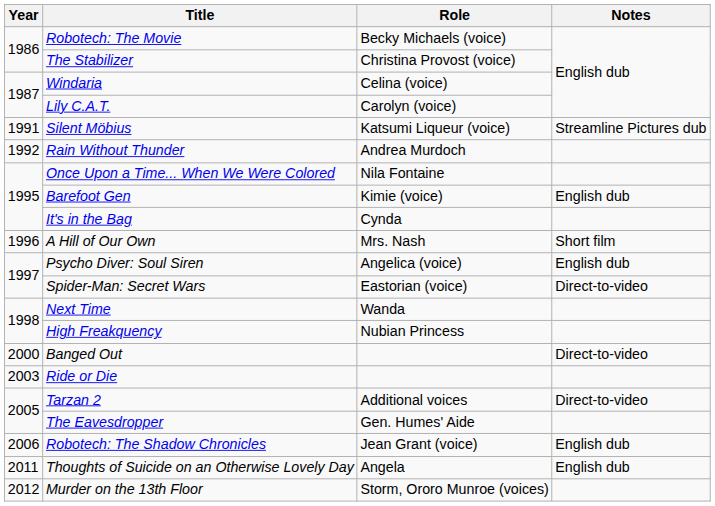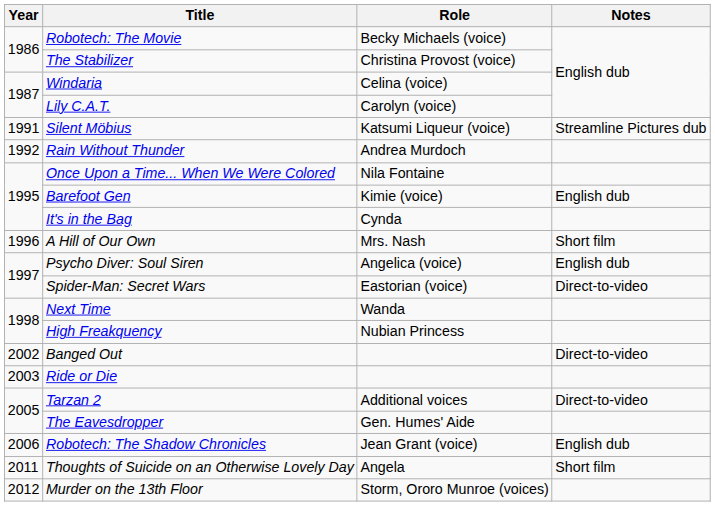(24, 354) 2000 -> (24, 354) 2002
(593, 467) English dub -> (585, 467) Short film
